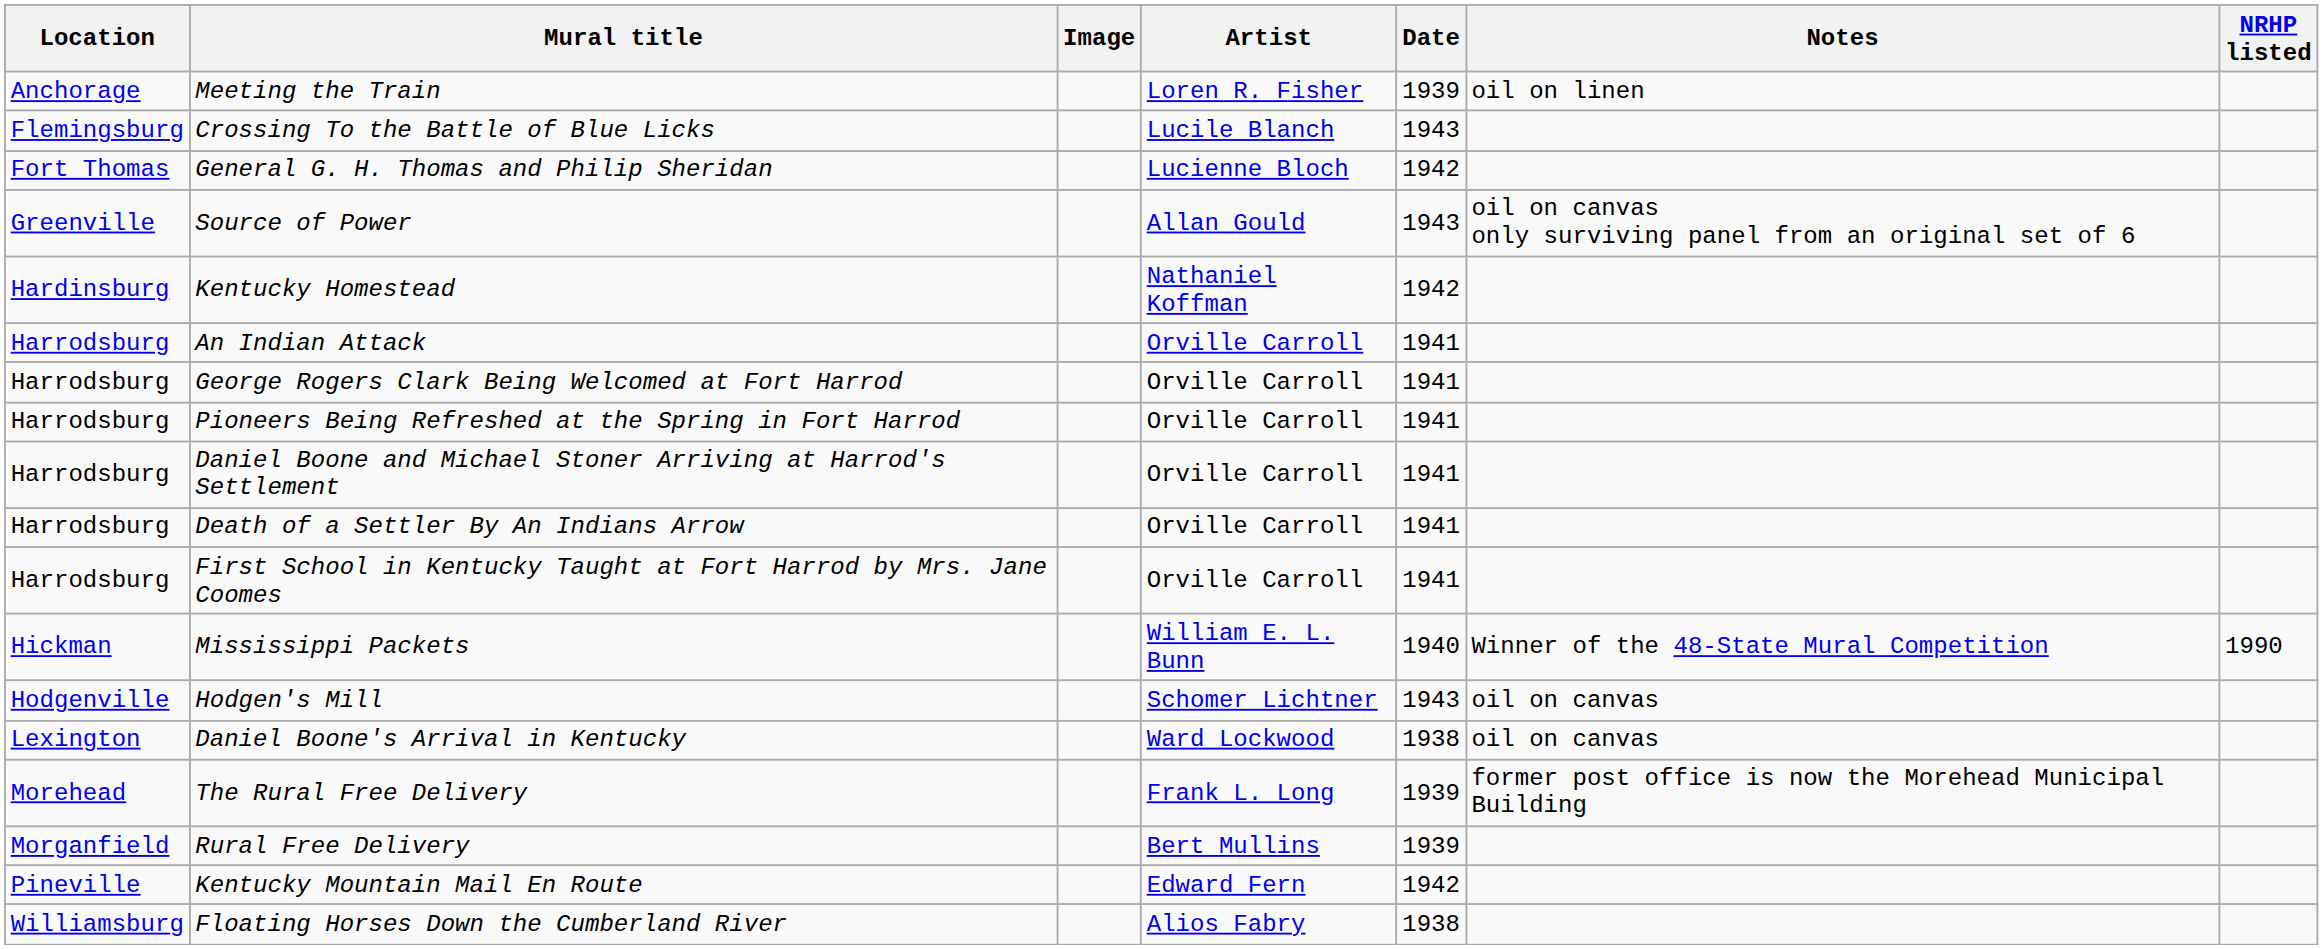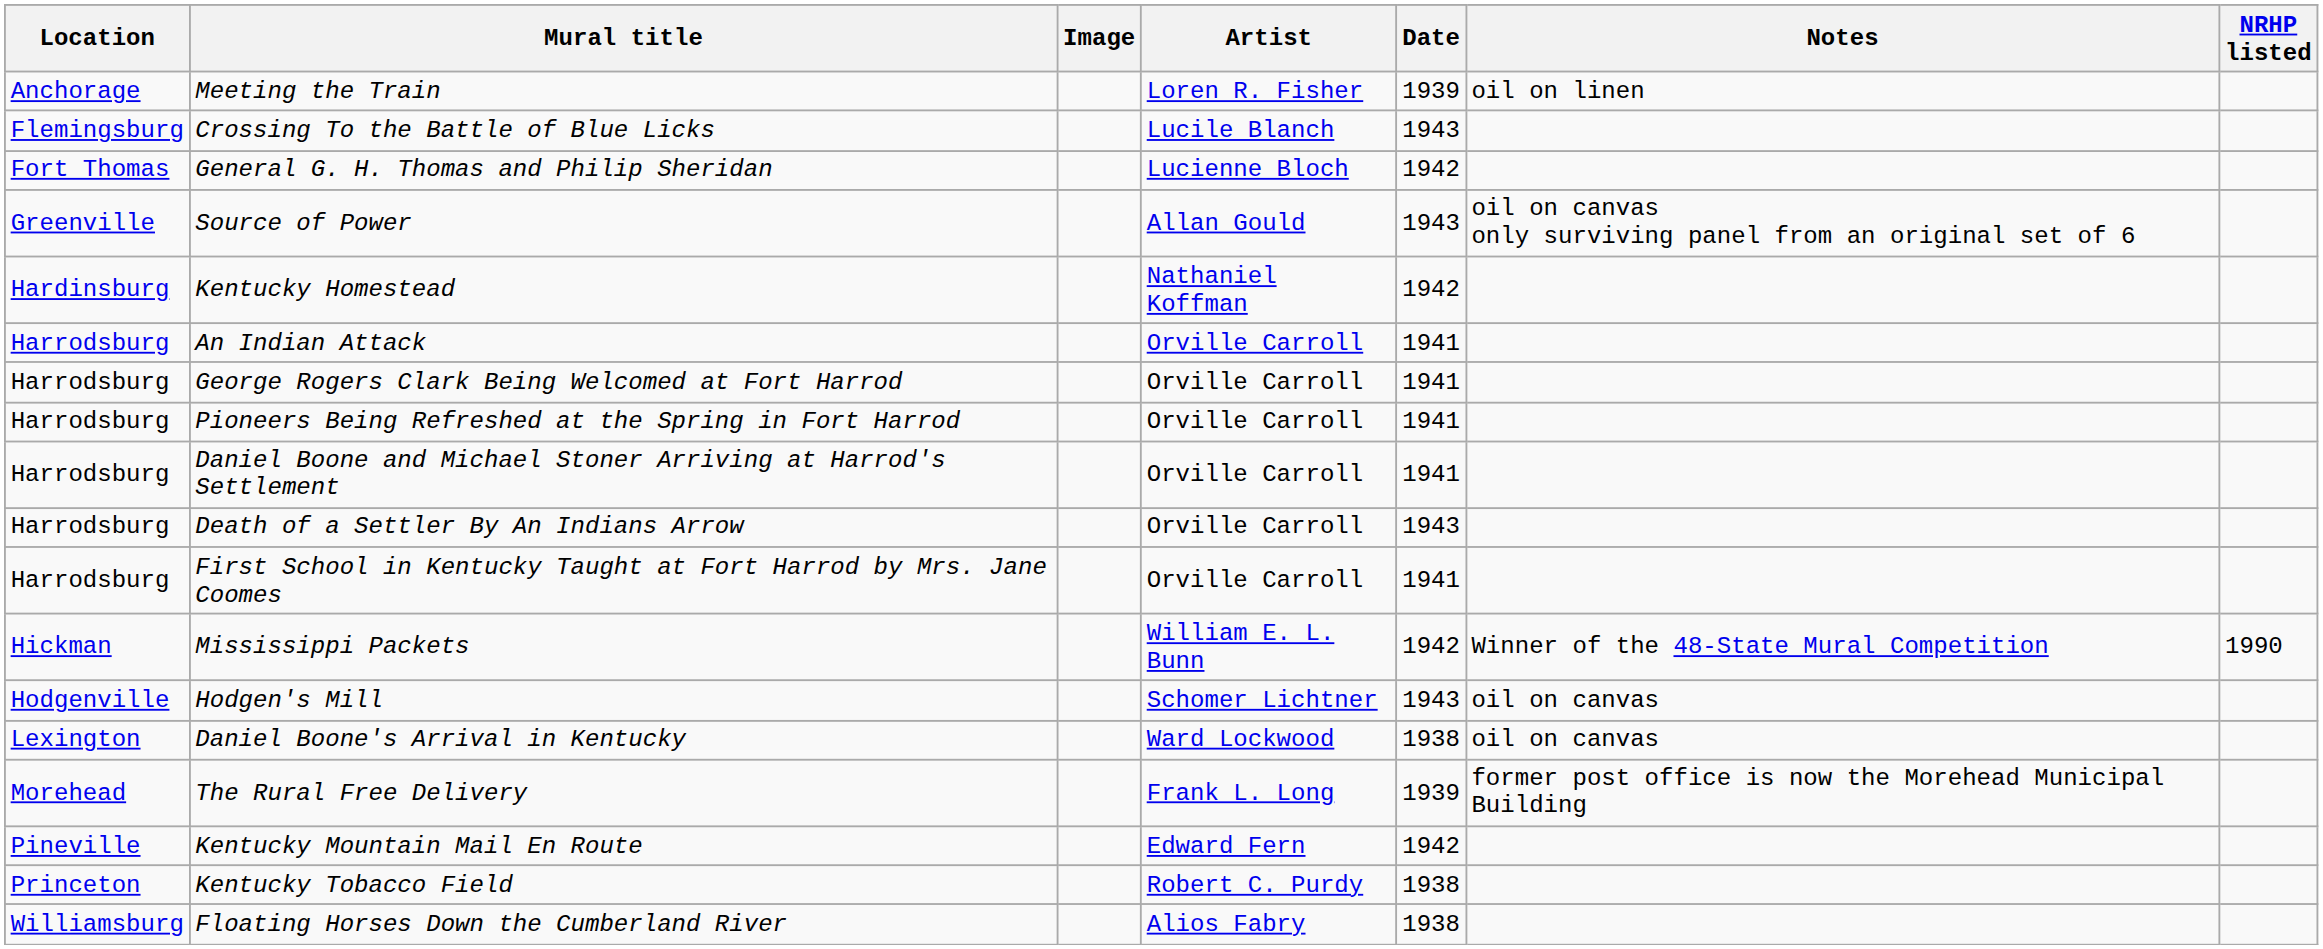(1431, 527) 1941 -> (1431, 527) 1943
(1431, 648) 1940 -> (1431, 648) 1942
- row: (332, 846)
+ row: (354, 885)
